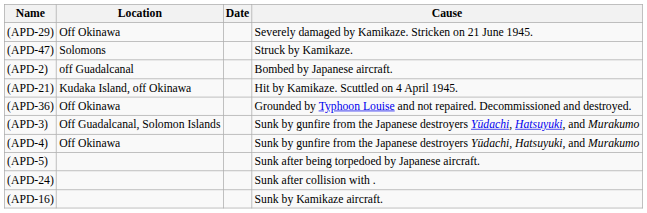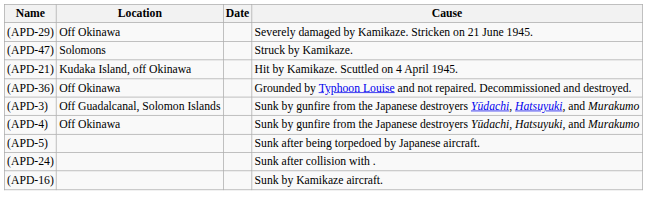- row: (27, 69)
